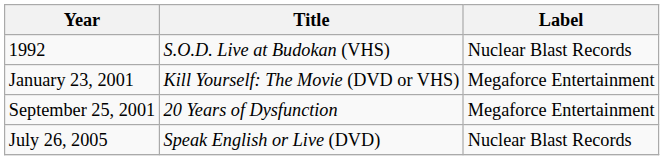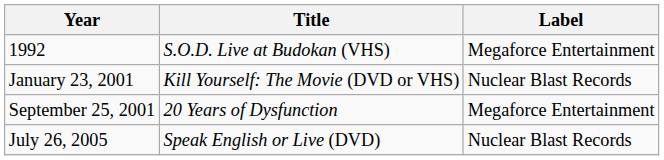(550, 49) Nuclear Blast Records -> (561, 49) Megaforce Entertainment
(561, 79) Megaforce Entertainment -> (550, 79) Nuclear Blast Records
